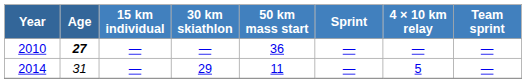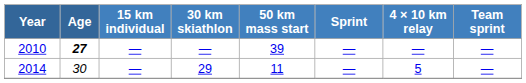(277, 49) 36 -> (277, 49) 39
(80, 69) 31 -> (80, 69) 30
